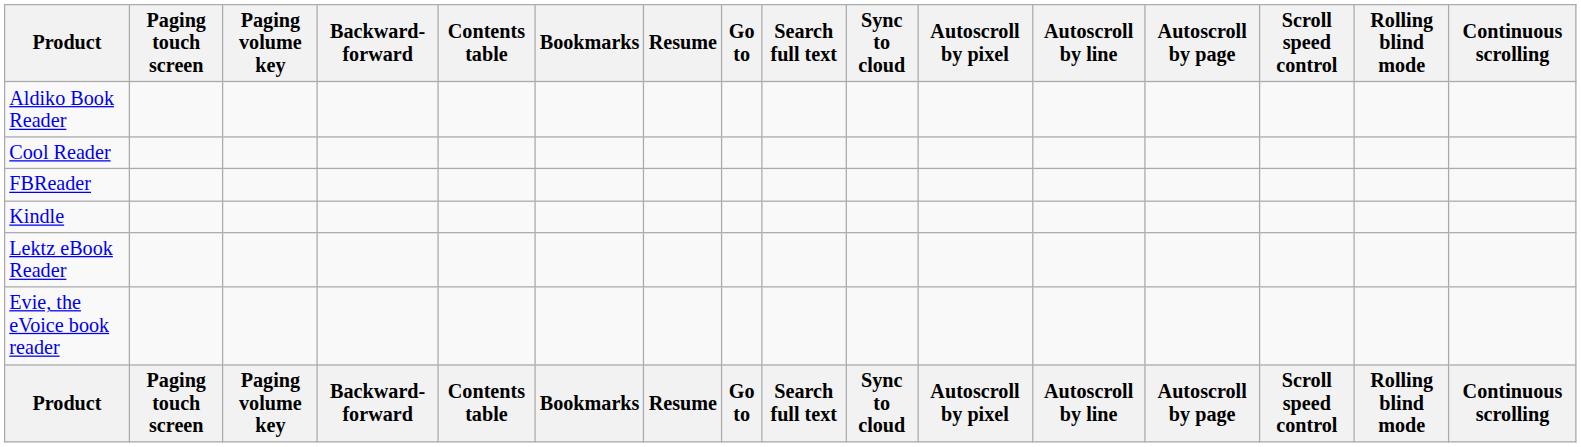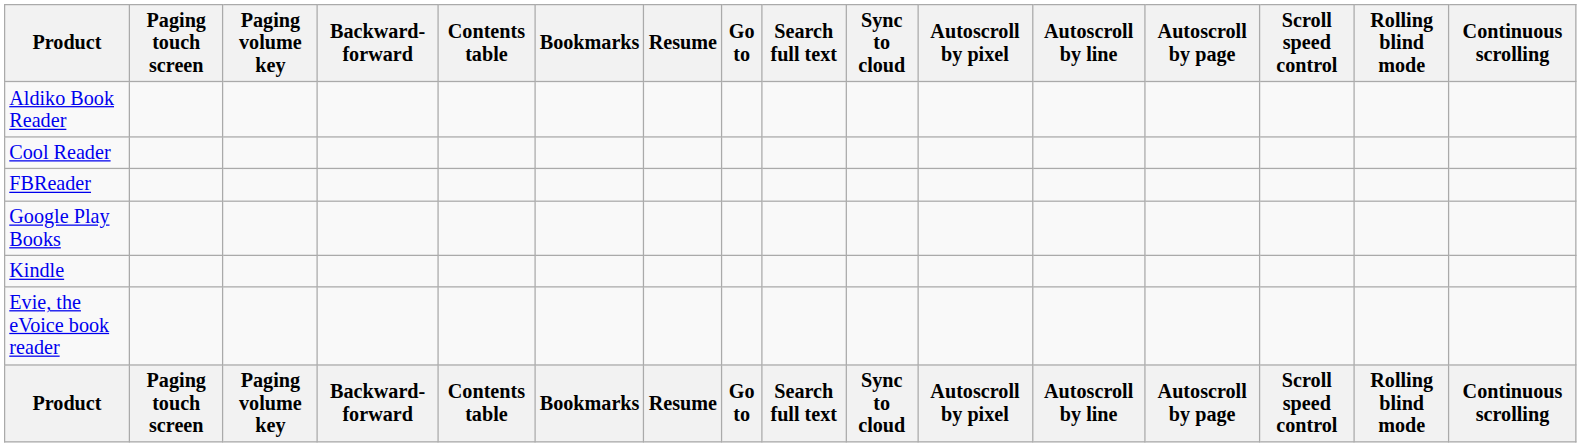+ row: (59, 227)
- row: (61, 259)
